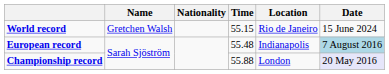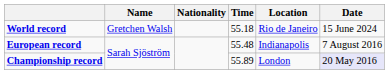(242, 28) 55.15 -> (242, 28) 55.18
(352, 45) lightblue background -> (352, 45) no background
(242, 61) 55.88 -> (242, 61) 55.89
